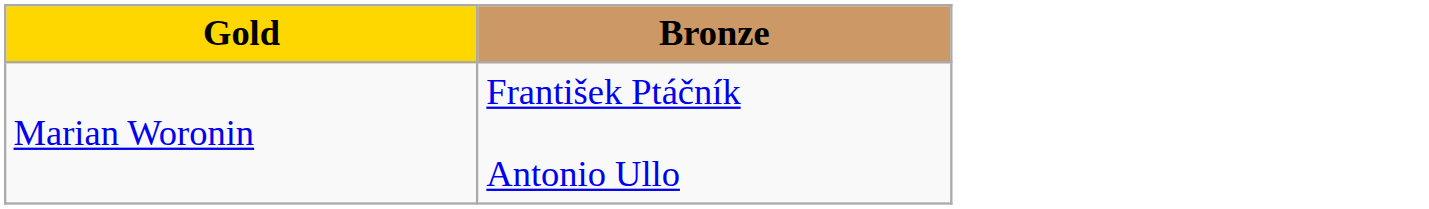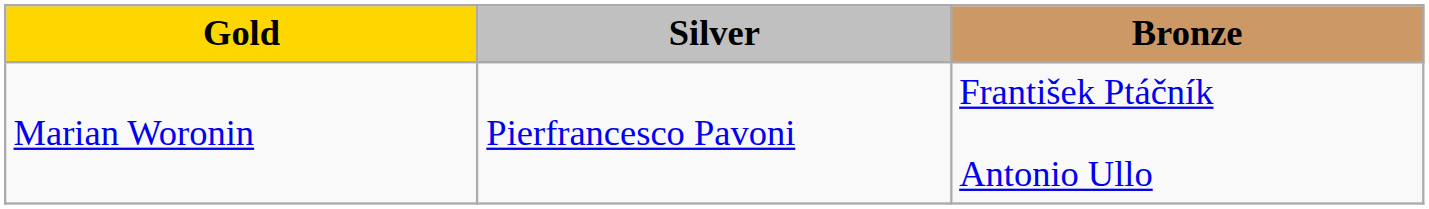+ column: (714, 33)
